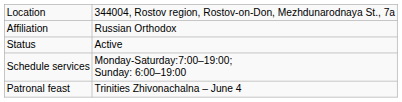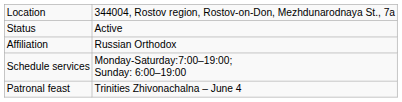rows swapped: (27, 28) <-> (21, 45)
